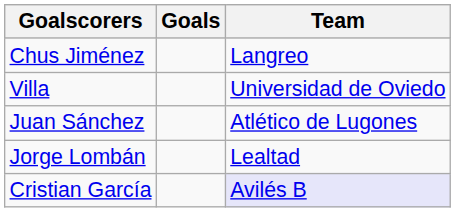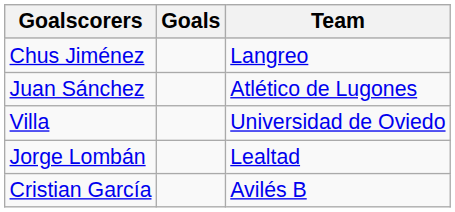rows swapped: (29, 88) <-> (77, 122)
(268, 190) lavender background -> (268, 190) no background
